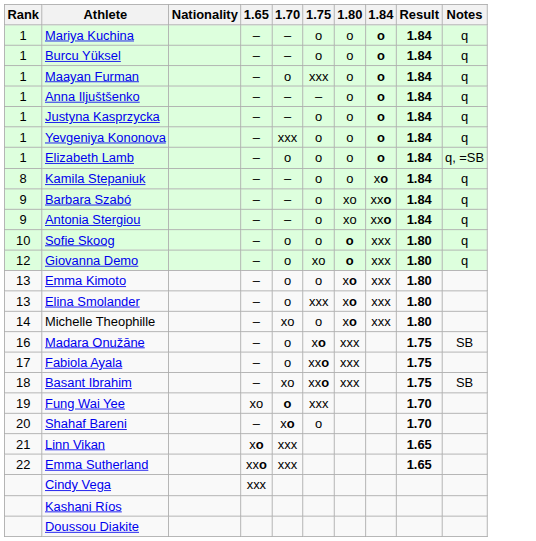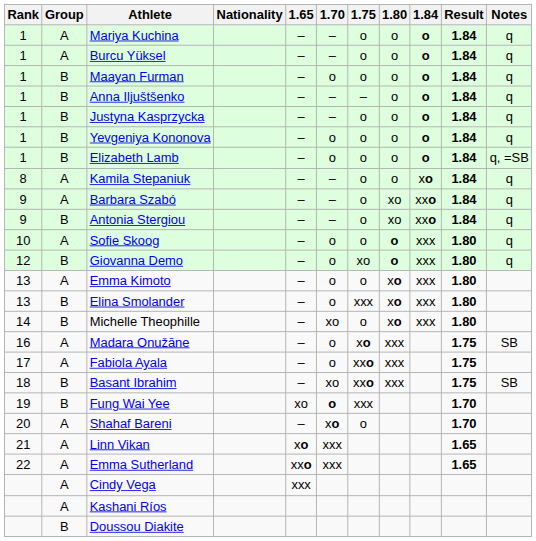+ column: (64, 15)
(319, 76) xxx -> (363, 76) o
(288, 138) xxx -> (332, 138) o
